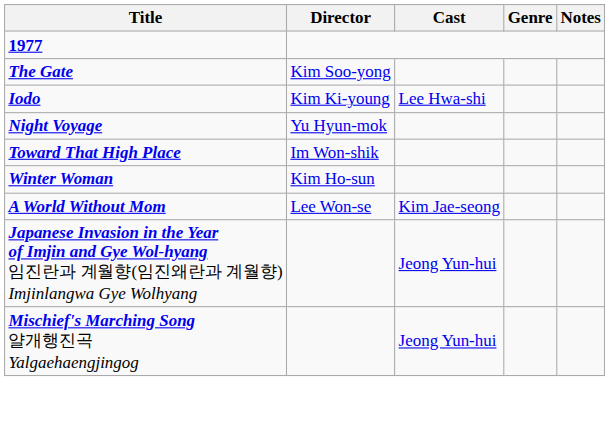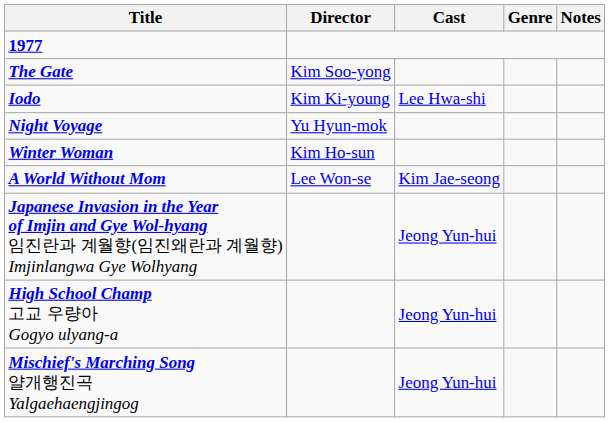- row: (95, 152)
+ row: (80, 314)
